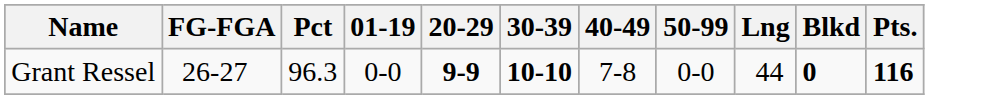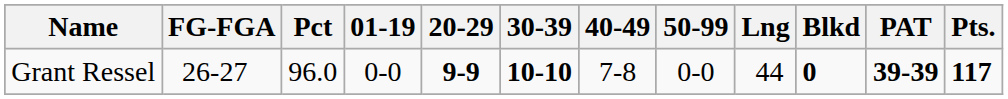+ column: (906, 26)
(313, 71) 96.3 -> (313, 71) 96.0
(893, 71) 116 -> (972, 71) 117
